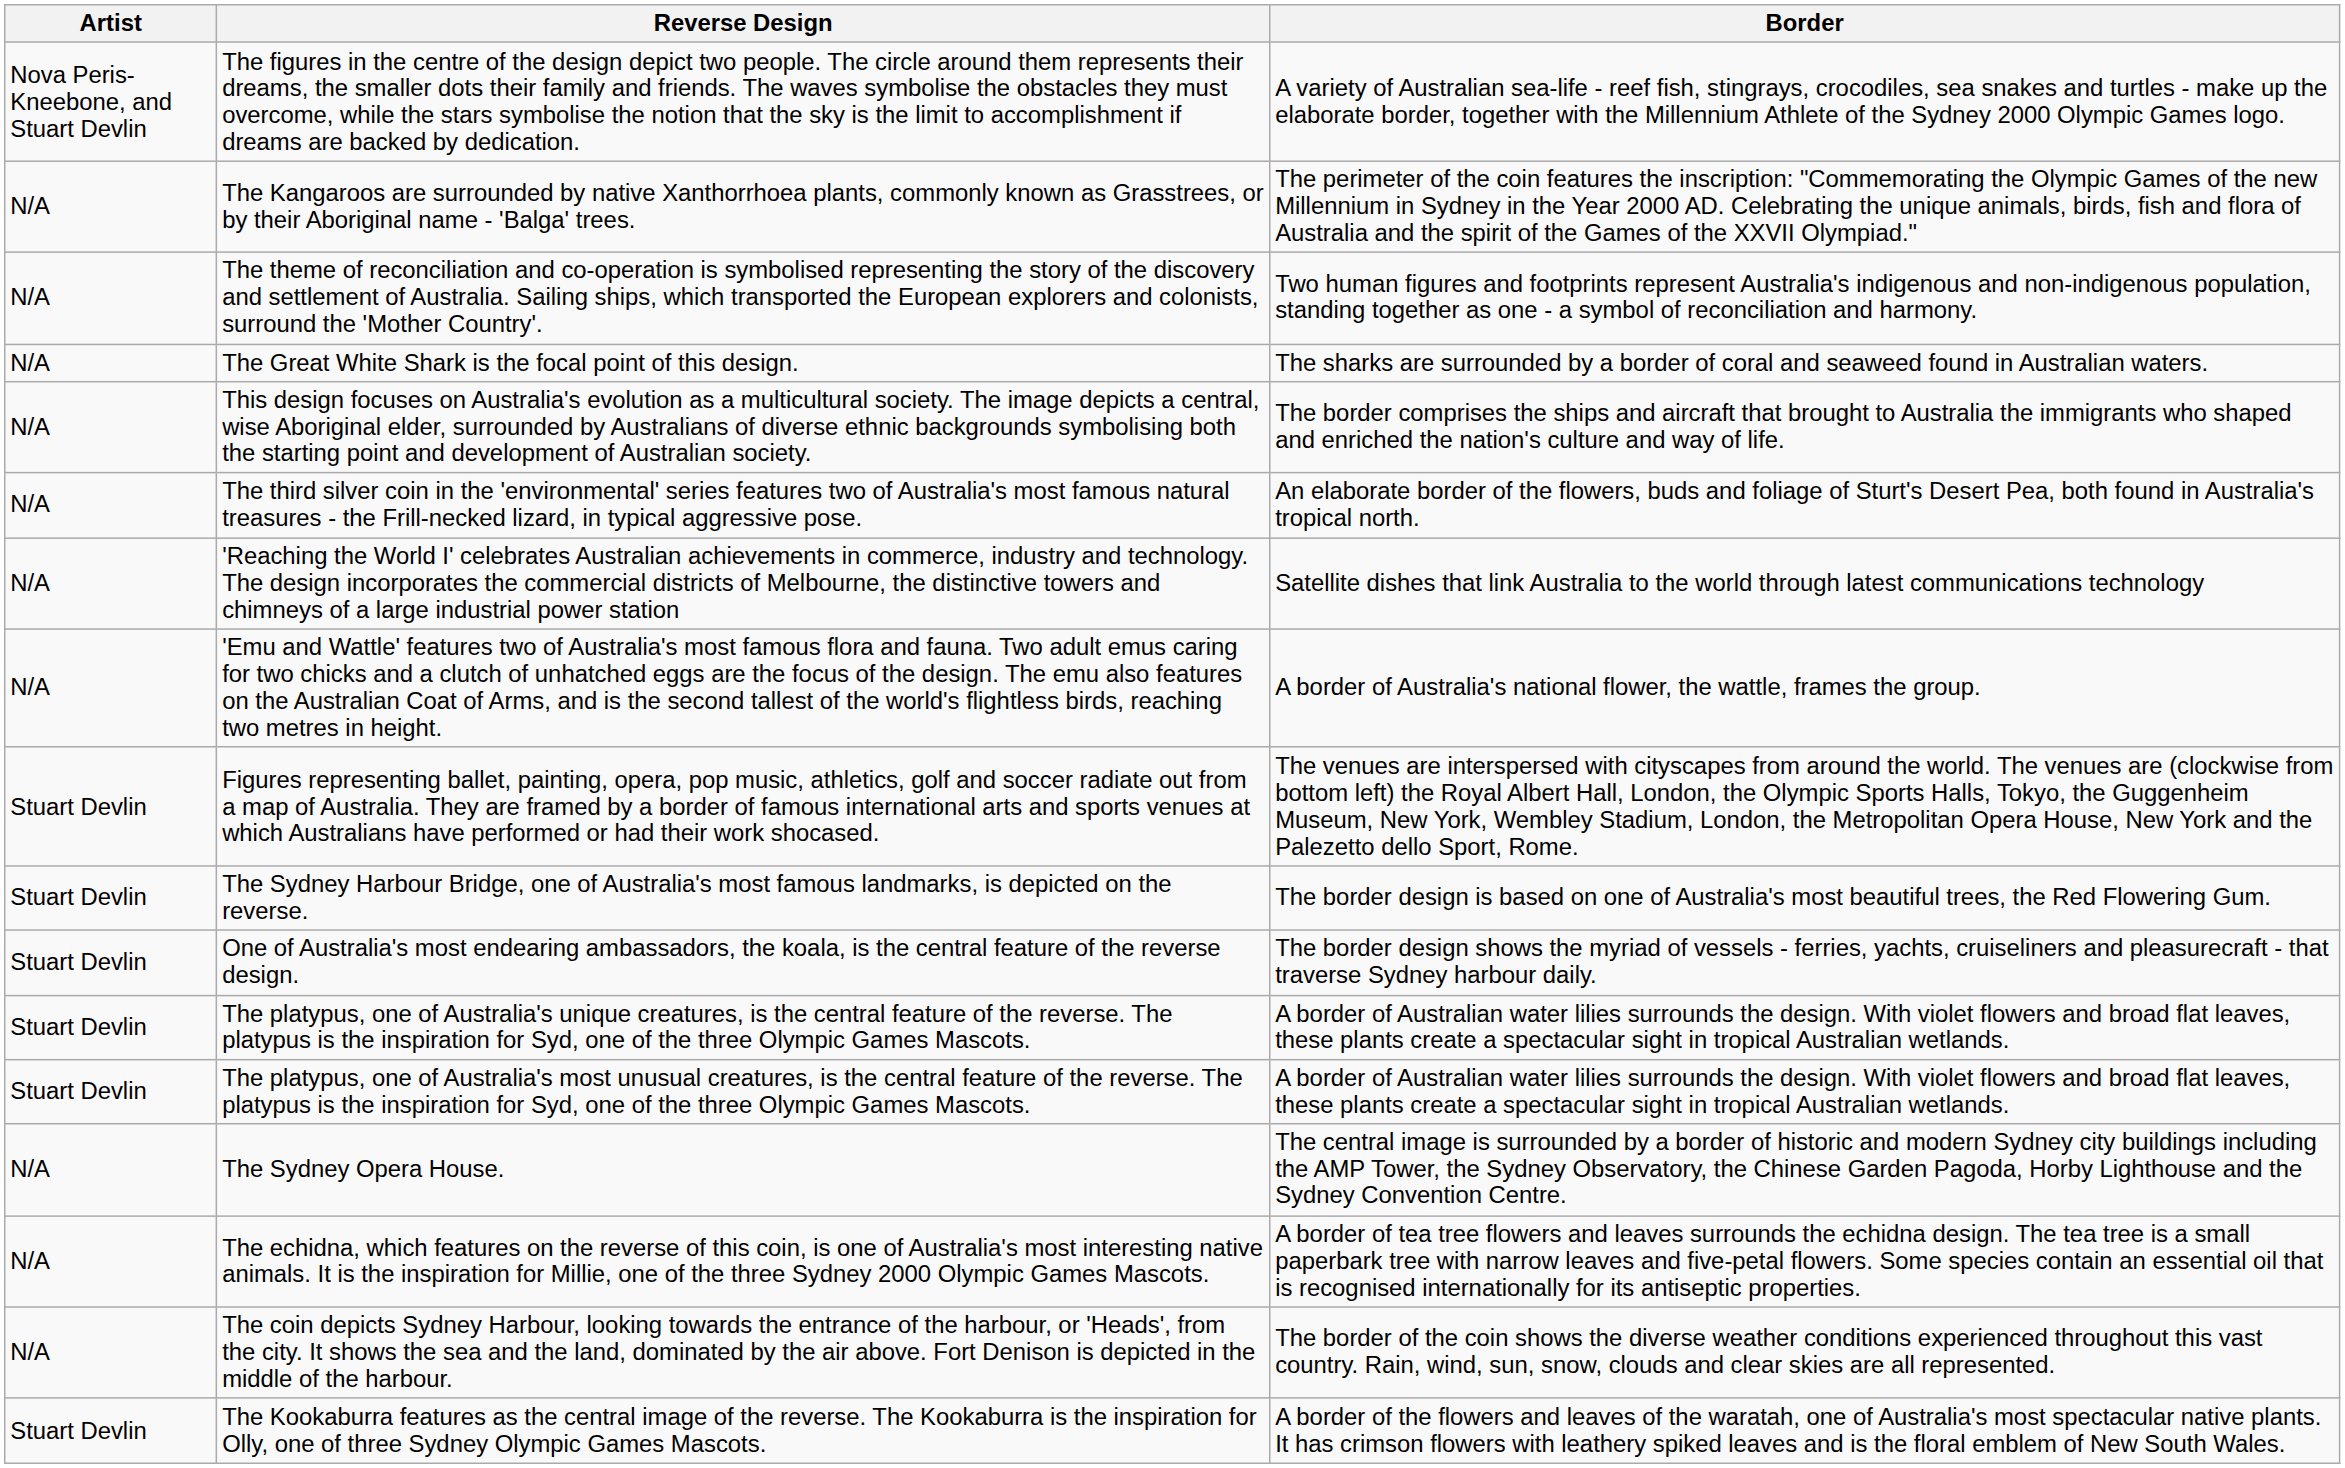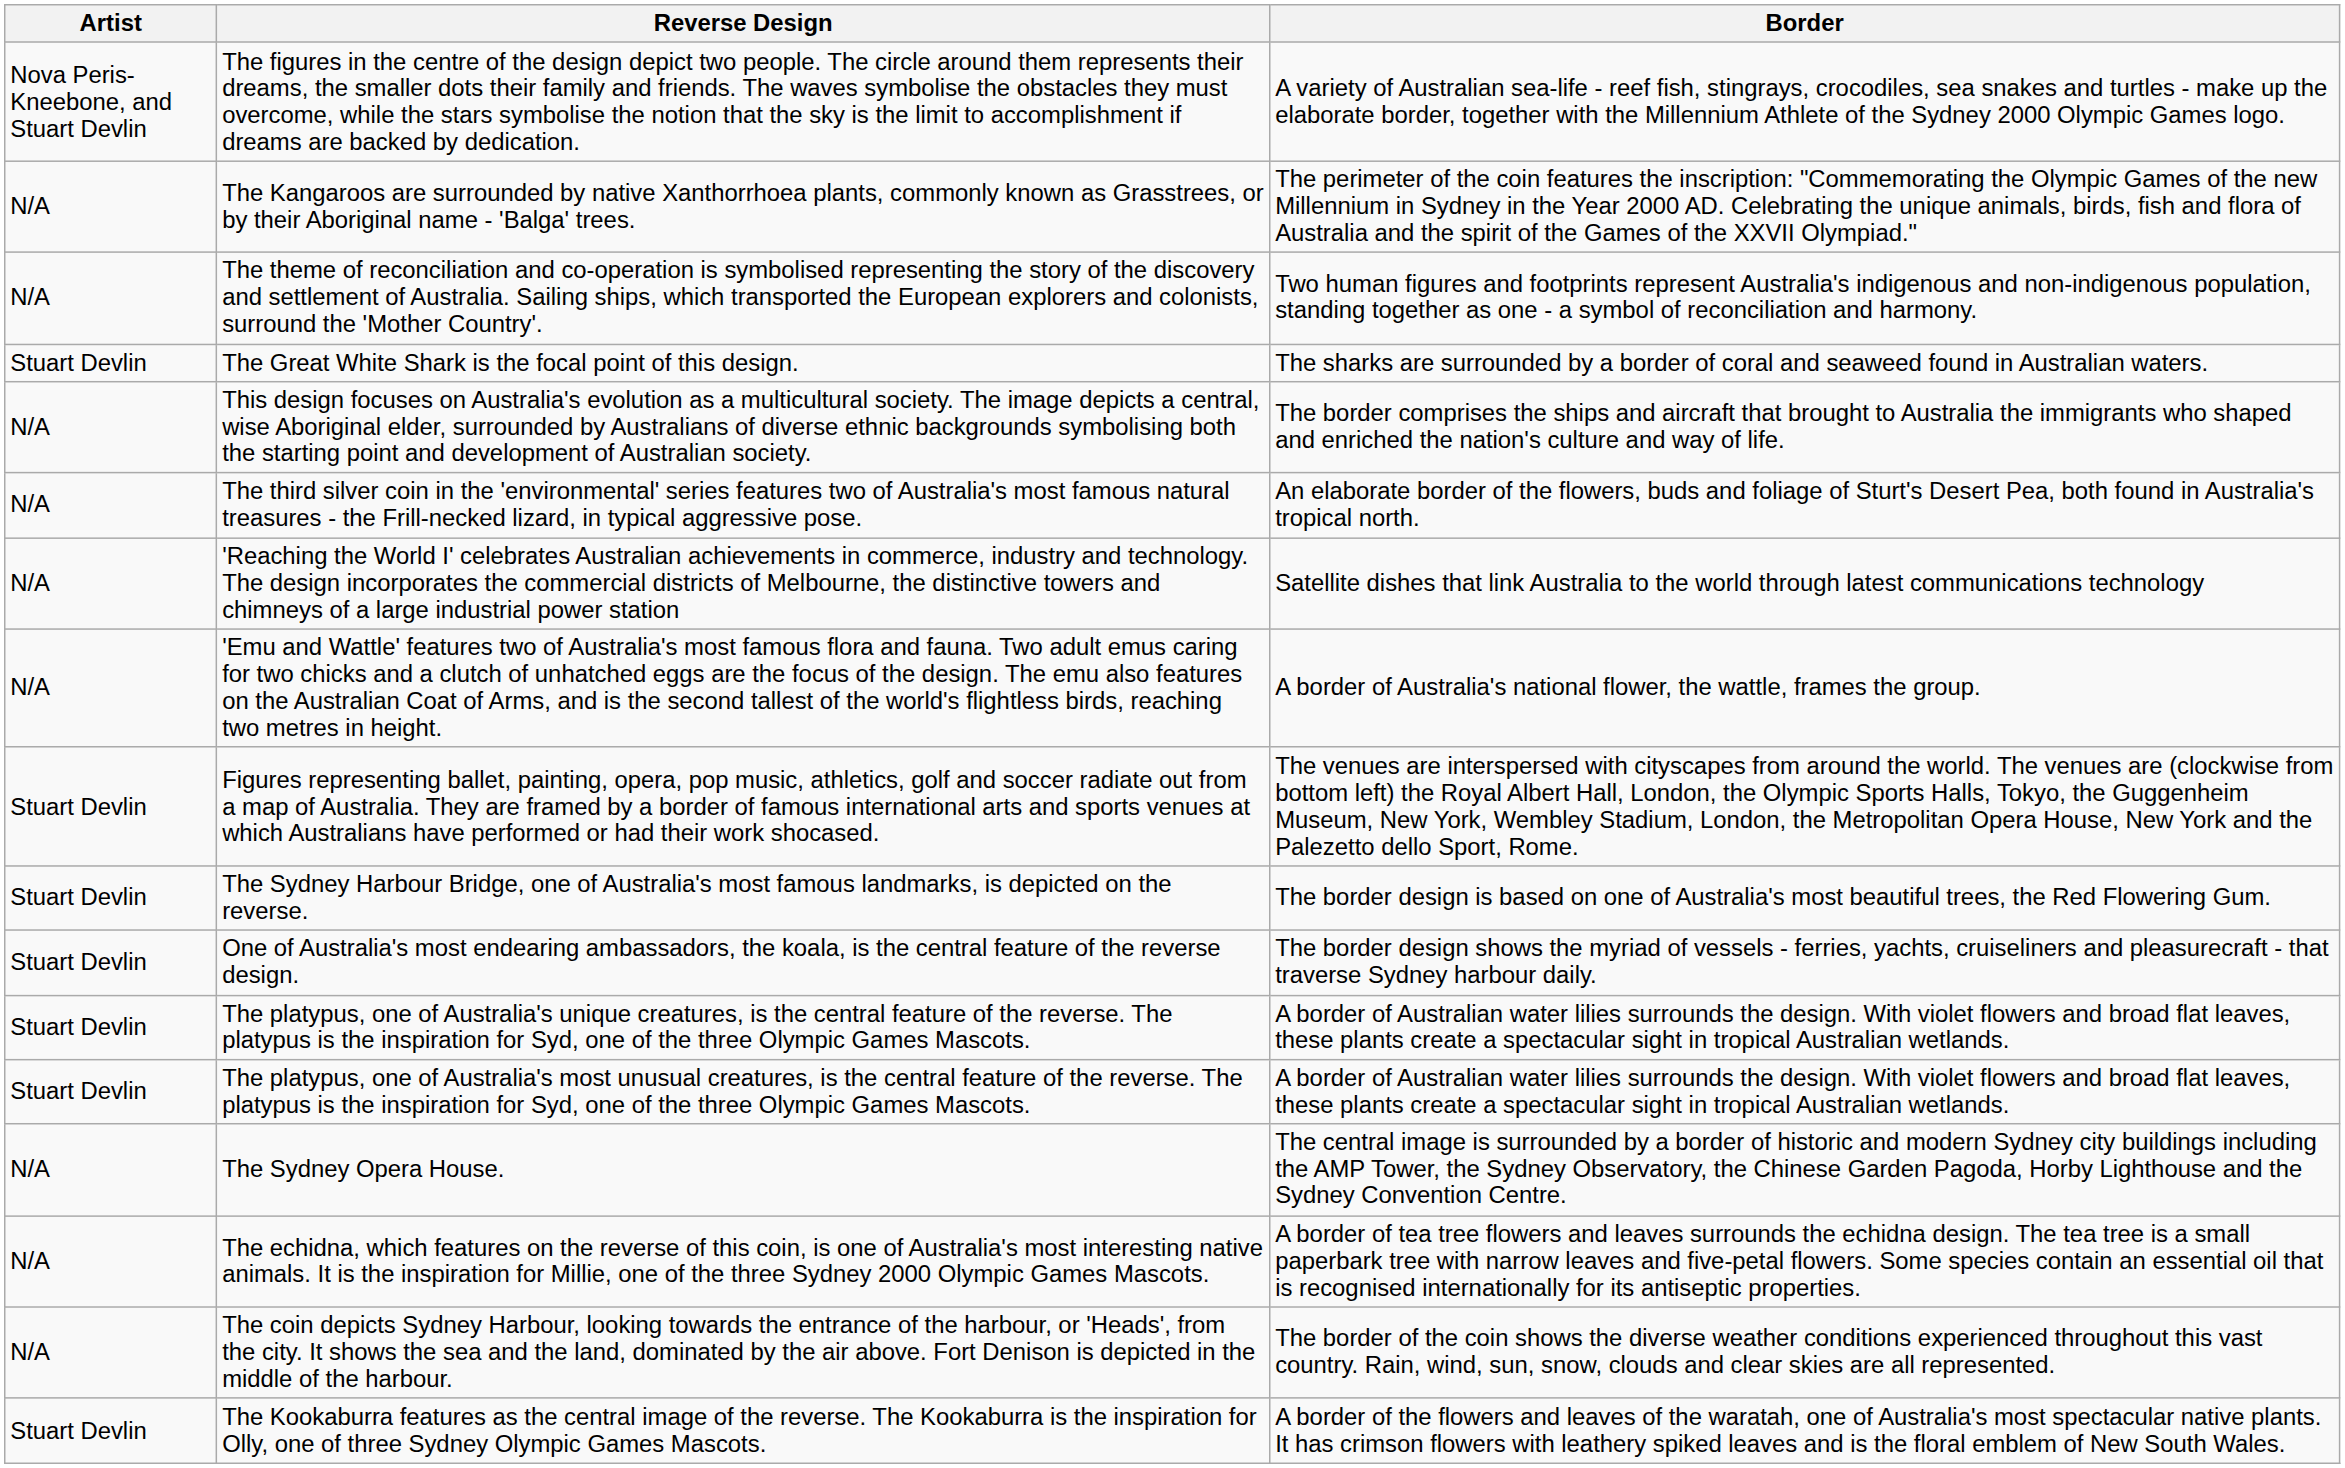(30, 362) N/A -> (78, 362) Stuart Devlin
